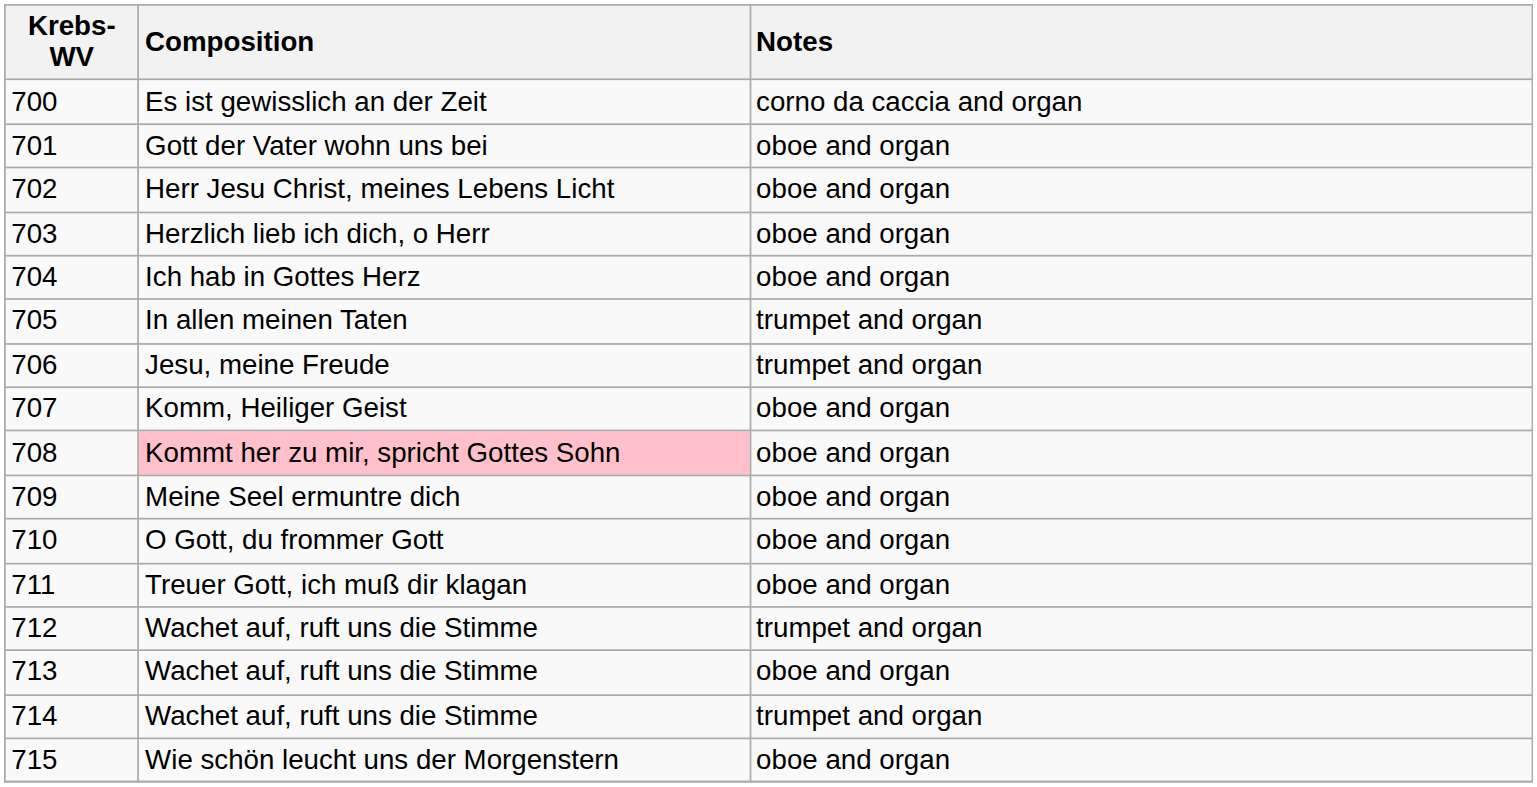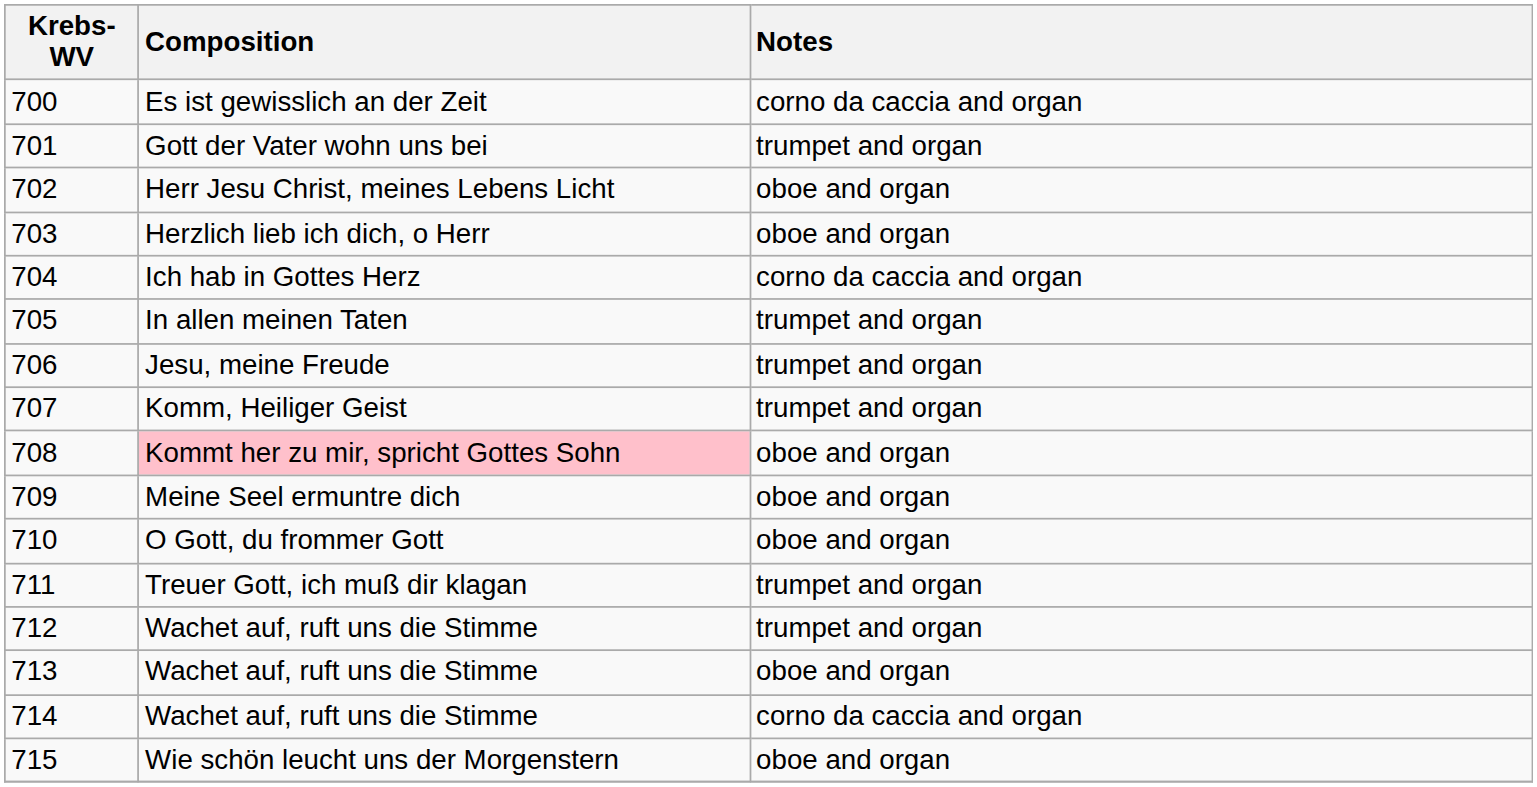(853, 145) oboe and organ -> (869, 145) trumpet and organ
(853, 277) oboe and organ -> (919, 277) corno da caccia and organ
(853, 408) oboe and organ -> (869, 408) trumpet and organ
(853, 584) oboe and organ -> (869, 584) trumpet and organ
(869, 716) trumpet and organ -> (919, 716) corno da caccia and organ
